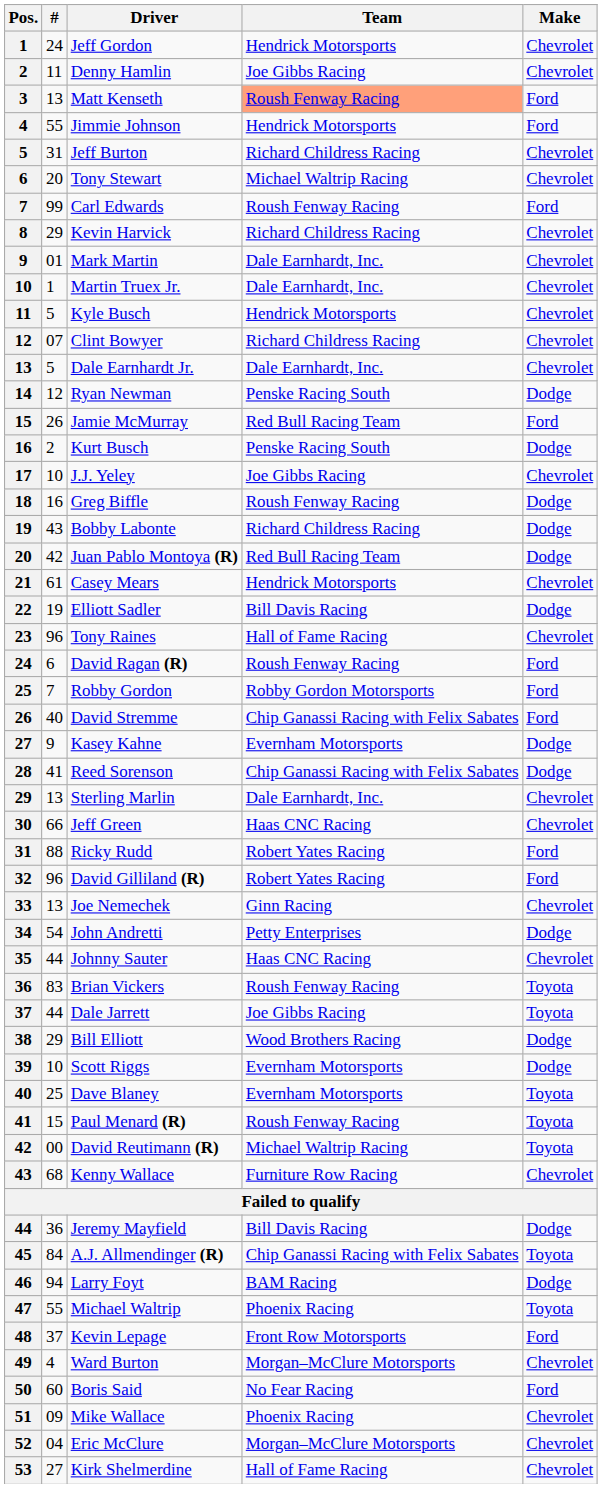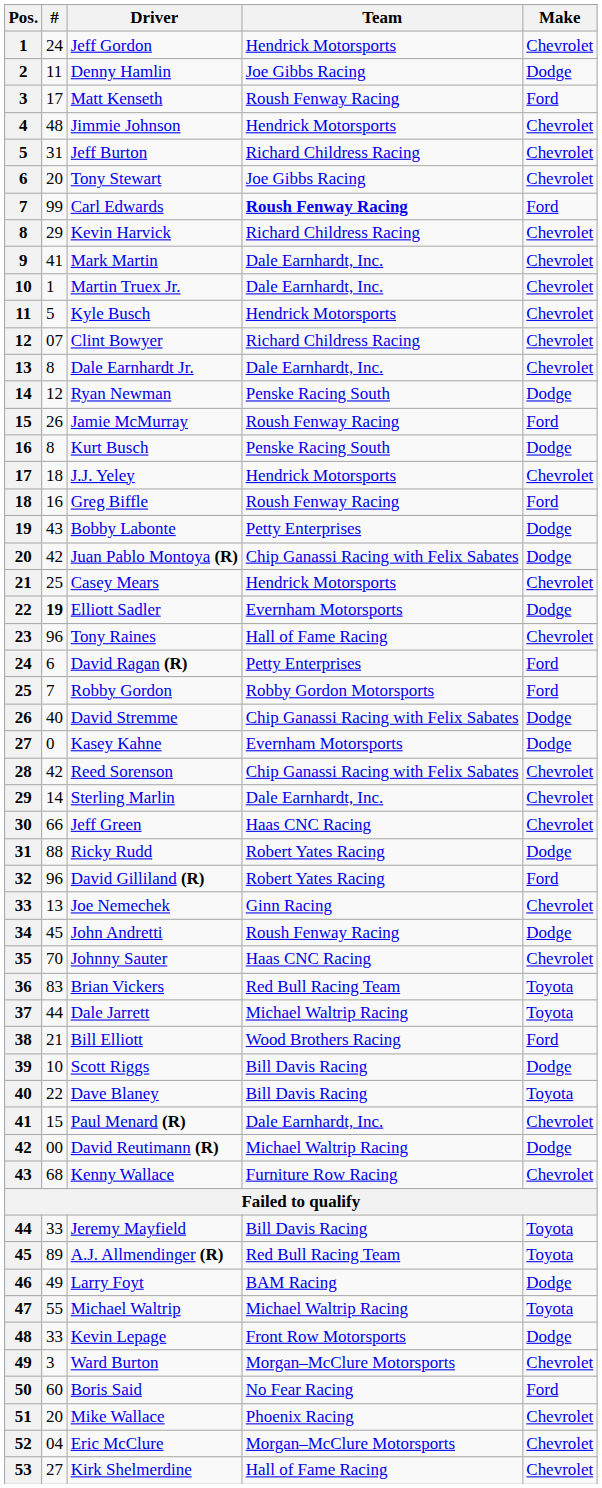(560, 71) Chevrolet -> (549, 71) Dodge
(54, 98) 13 -> (54, 98) 17
(323, 98) lightsalmon background -> (323, 98) no background
(54, 125) 55 -> (54, 125) 48
(542, 125) Ford -> (560, 125) Chevrolet
(327, 179) Michael Waltrip Racing -> (306, 179) Joe Gibbs Racing
(323, 206) normal -> (327, 206) bold
(54, 260) 01 -> (54, 260) 41
(50, 367) 5 -> (50, 367) 8
(323, 421) Red Bull Racing Team -> (323, 421) Roush Fenway Racing
(50, 448) 2 -> (50, 448) 8
(54, 475) 10 -> (54, 475) 18
(306, 475) Joe Gibbs Racing -> (321, 475) Hendrick Motorsports
(549, 502) Dodge -> (542, 502) Ford
(333, 529) Richard Childress Racing -> (303, 529) Petty Enterprises
(323, 555) Red Bull Racing Team -> (382, 555) Chip Ganassi Racing with Felix Sabates
(54, 582) 61 -> (54, 582) 25
(54, 609) normal -> (54, 609) bold
(307, 609) Bill Davis Racing -> (324, 609) Evernham Motorsports
(323, 663) Roush Fenway Racing -> (303, 663) Petty Enterprises
(542, 717) Ford -> (549, 717) Dodge
(50, 744) 9 -> (50, 744) 0
(54, 771) 41 -> (54, 771) 42
(549, 771) Dodge -> (560, 771) Chevrolet
(54, 797) 13 -> (54, 797) 14
(542, 851) Ford -> (549, 851) Dodge
(54, 932) 54 -> (54, 932) 45
(303, 932) Petty Enterprises -> (323, 932) Roush Fenway Racing
(54, 959) 44 -> (54, 959) 70
(323, 986) Roush Fenway Racing -> (323, 986) Red Bull Racing Team
(306, 1013) Joe Gibbs Racing -> (327, 1013) Michael Waltrip Racing
(54, 1040) 29 -> (54, 1040) 21
(549, 1040) Dodge -> (542, 1040) Ford
(324, 1066) Evernham Motorsports -> (307, 1066) Bill Davis Racing
(54, 1093) 25 -> (54, 1093) 22
(324, 1093) Evernham Motorsports -> (307, 1093) Bill Davis Racing
(323, 1120) Roush Fenway Racing -> (315, 1120) Dale Earnhardt, Inc.
(550, 1120) Toyota -> (560, 1120) Chevrolet
(550, 1147) Toyota -> (549, 1147) Dodge
(54, 1228) 36 -> (54, 1228) 33
(549, 1228) Dodge -> (550, 1228) Toyota
(54, 1255) 84 -> (54, 1255) 89
(382, 1255) Chip Ganassi Racing with Felix Sabates -> (323, 1255) Red Bull Racing Team
(54, 1282) 94 -> (54, 1282) 49
(300, 1309) Phoenix Racing -> (327, 1309) Michael Waltrip Racing
(54, 1335) 37 -> (54, 1335) 33
(542, 1335) Ford -> (549, 1335) Dodge
(50, 1362) 4 -> (50, 1362) 3
(54, 1416) 09 -> (54, 1416) 20
